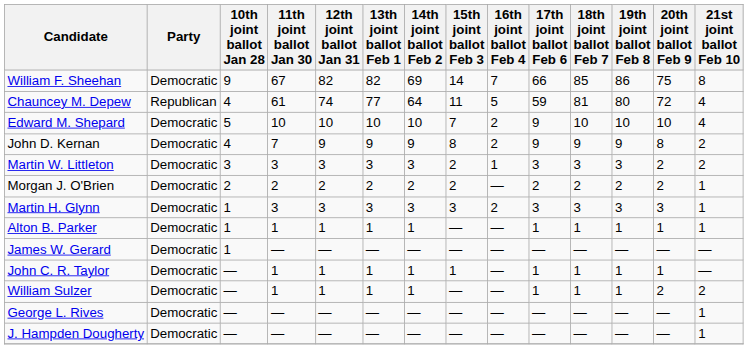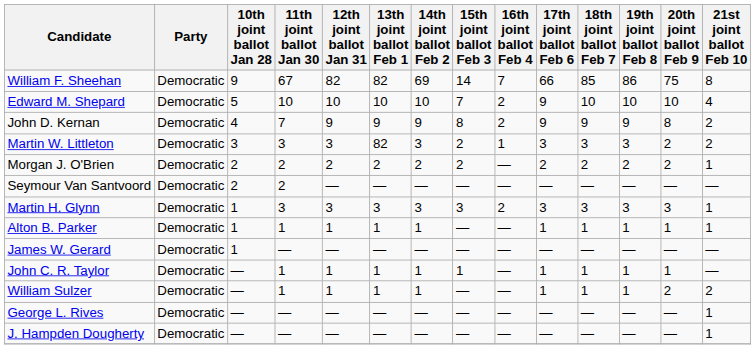- row: (69, 101)
(370, 165) 3 -> (380, 144) 82
+ row: (79, 186)
